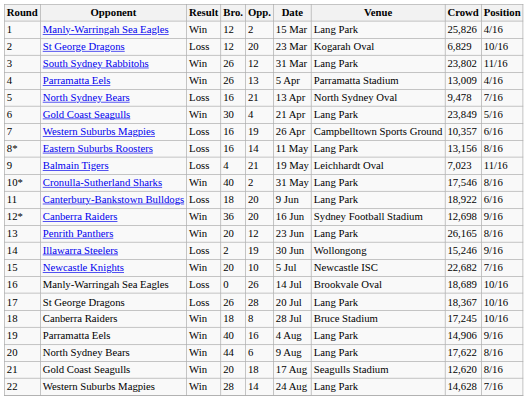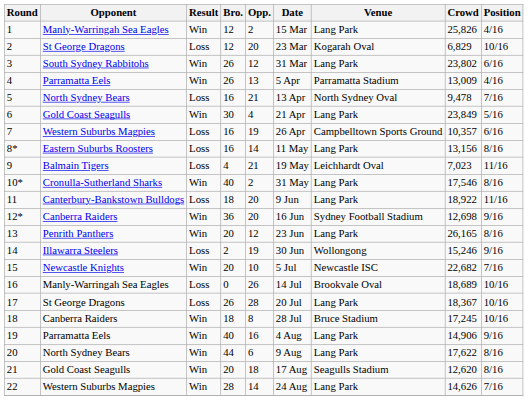(496, 64) 11/16 -> (493, 64) 6/16
(493, 200) 6/16 -> (496, 200) 11/16
(462, 387) 14,628 -> (462, 387) 14,626
